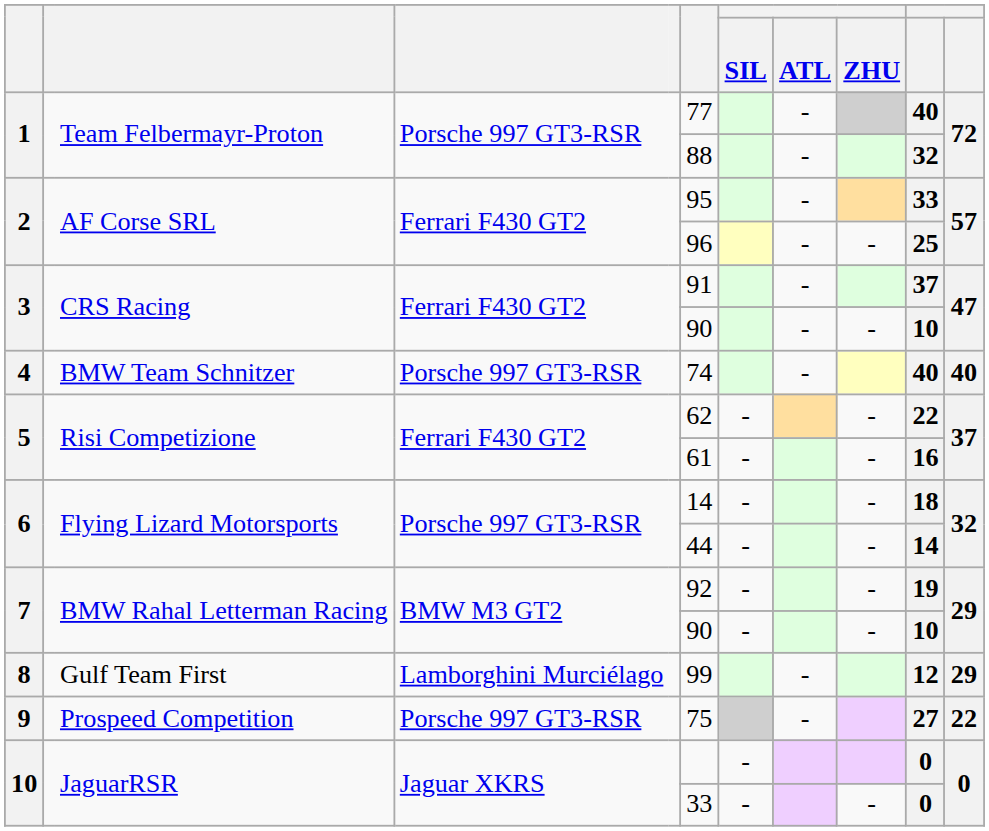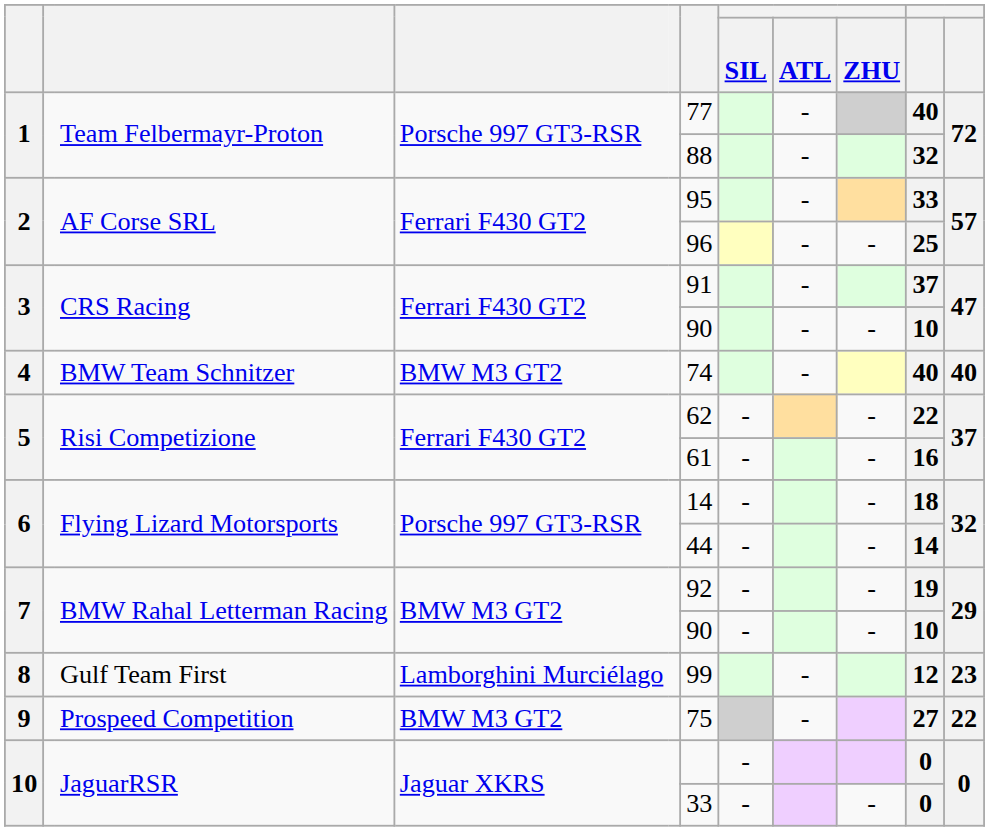(521, 372) Porsche 997 GT3-RSR -> (481, 372) BMW M3 GT2
(964, 674) 29 -> (964, 674) 23
(521, 718) Porsche 997 GT3-RSR -> (481, 718) BMW M3 GT2
